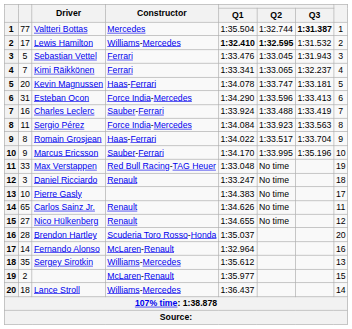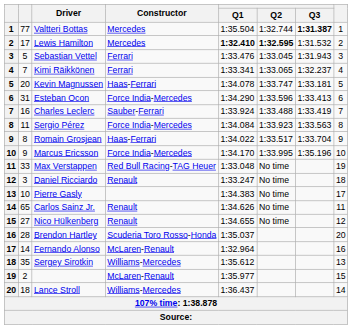(144, 42) Williams-Mercedes -> (126, 42) Mercedes
(136, 152) Sauber-Ferrari -> (150, 152) Force India-Mercedes
